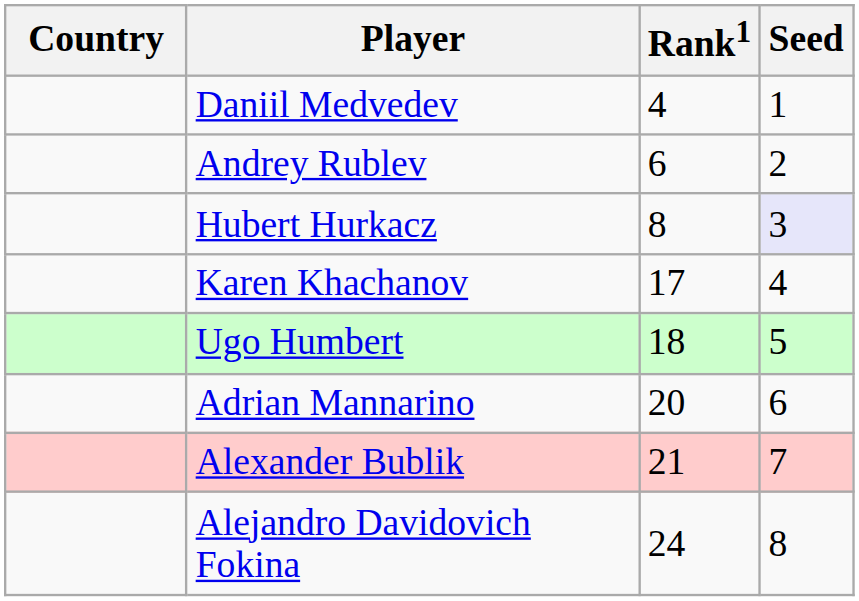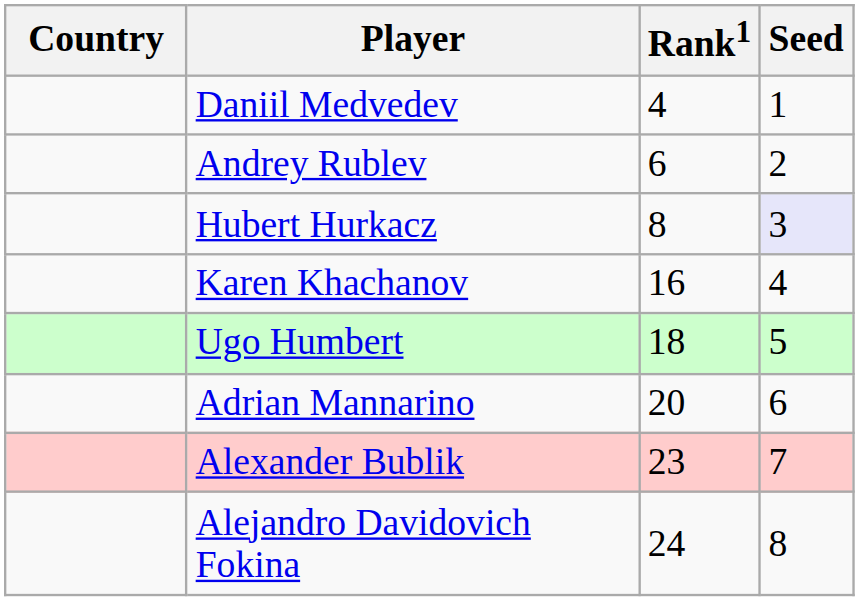(667, 283) 17 -> (667, 283) 16
(667, 461) 21 -> (667, 461) 23
